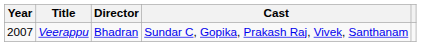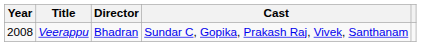(20, 32) 2007 -> (20, 32) 2008
